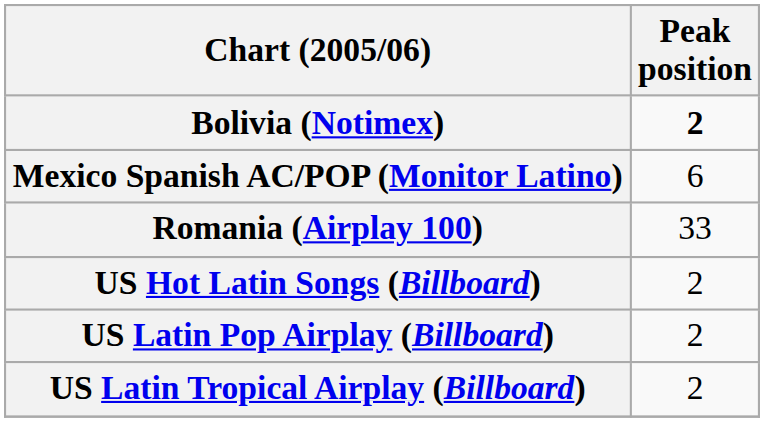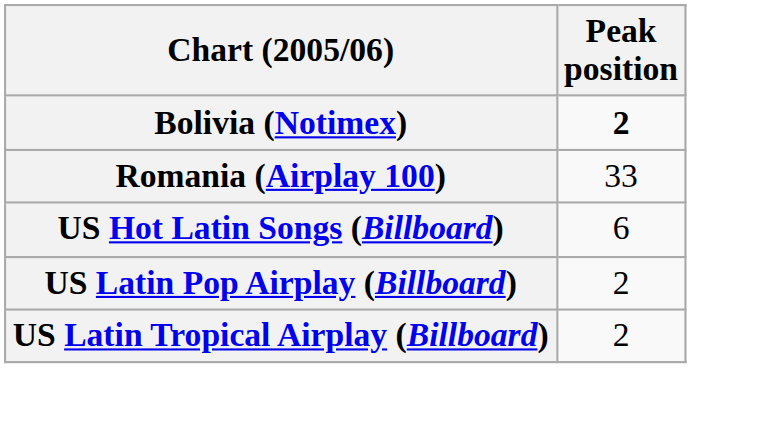- row: (318, 175)
(695, 282) 2 -> (621, 228) 6
